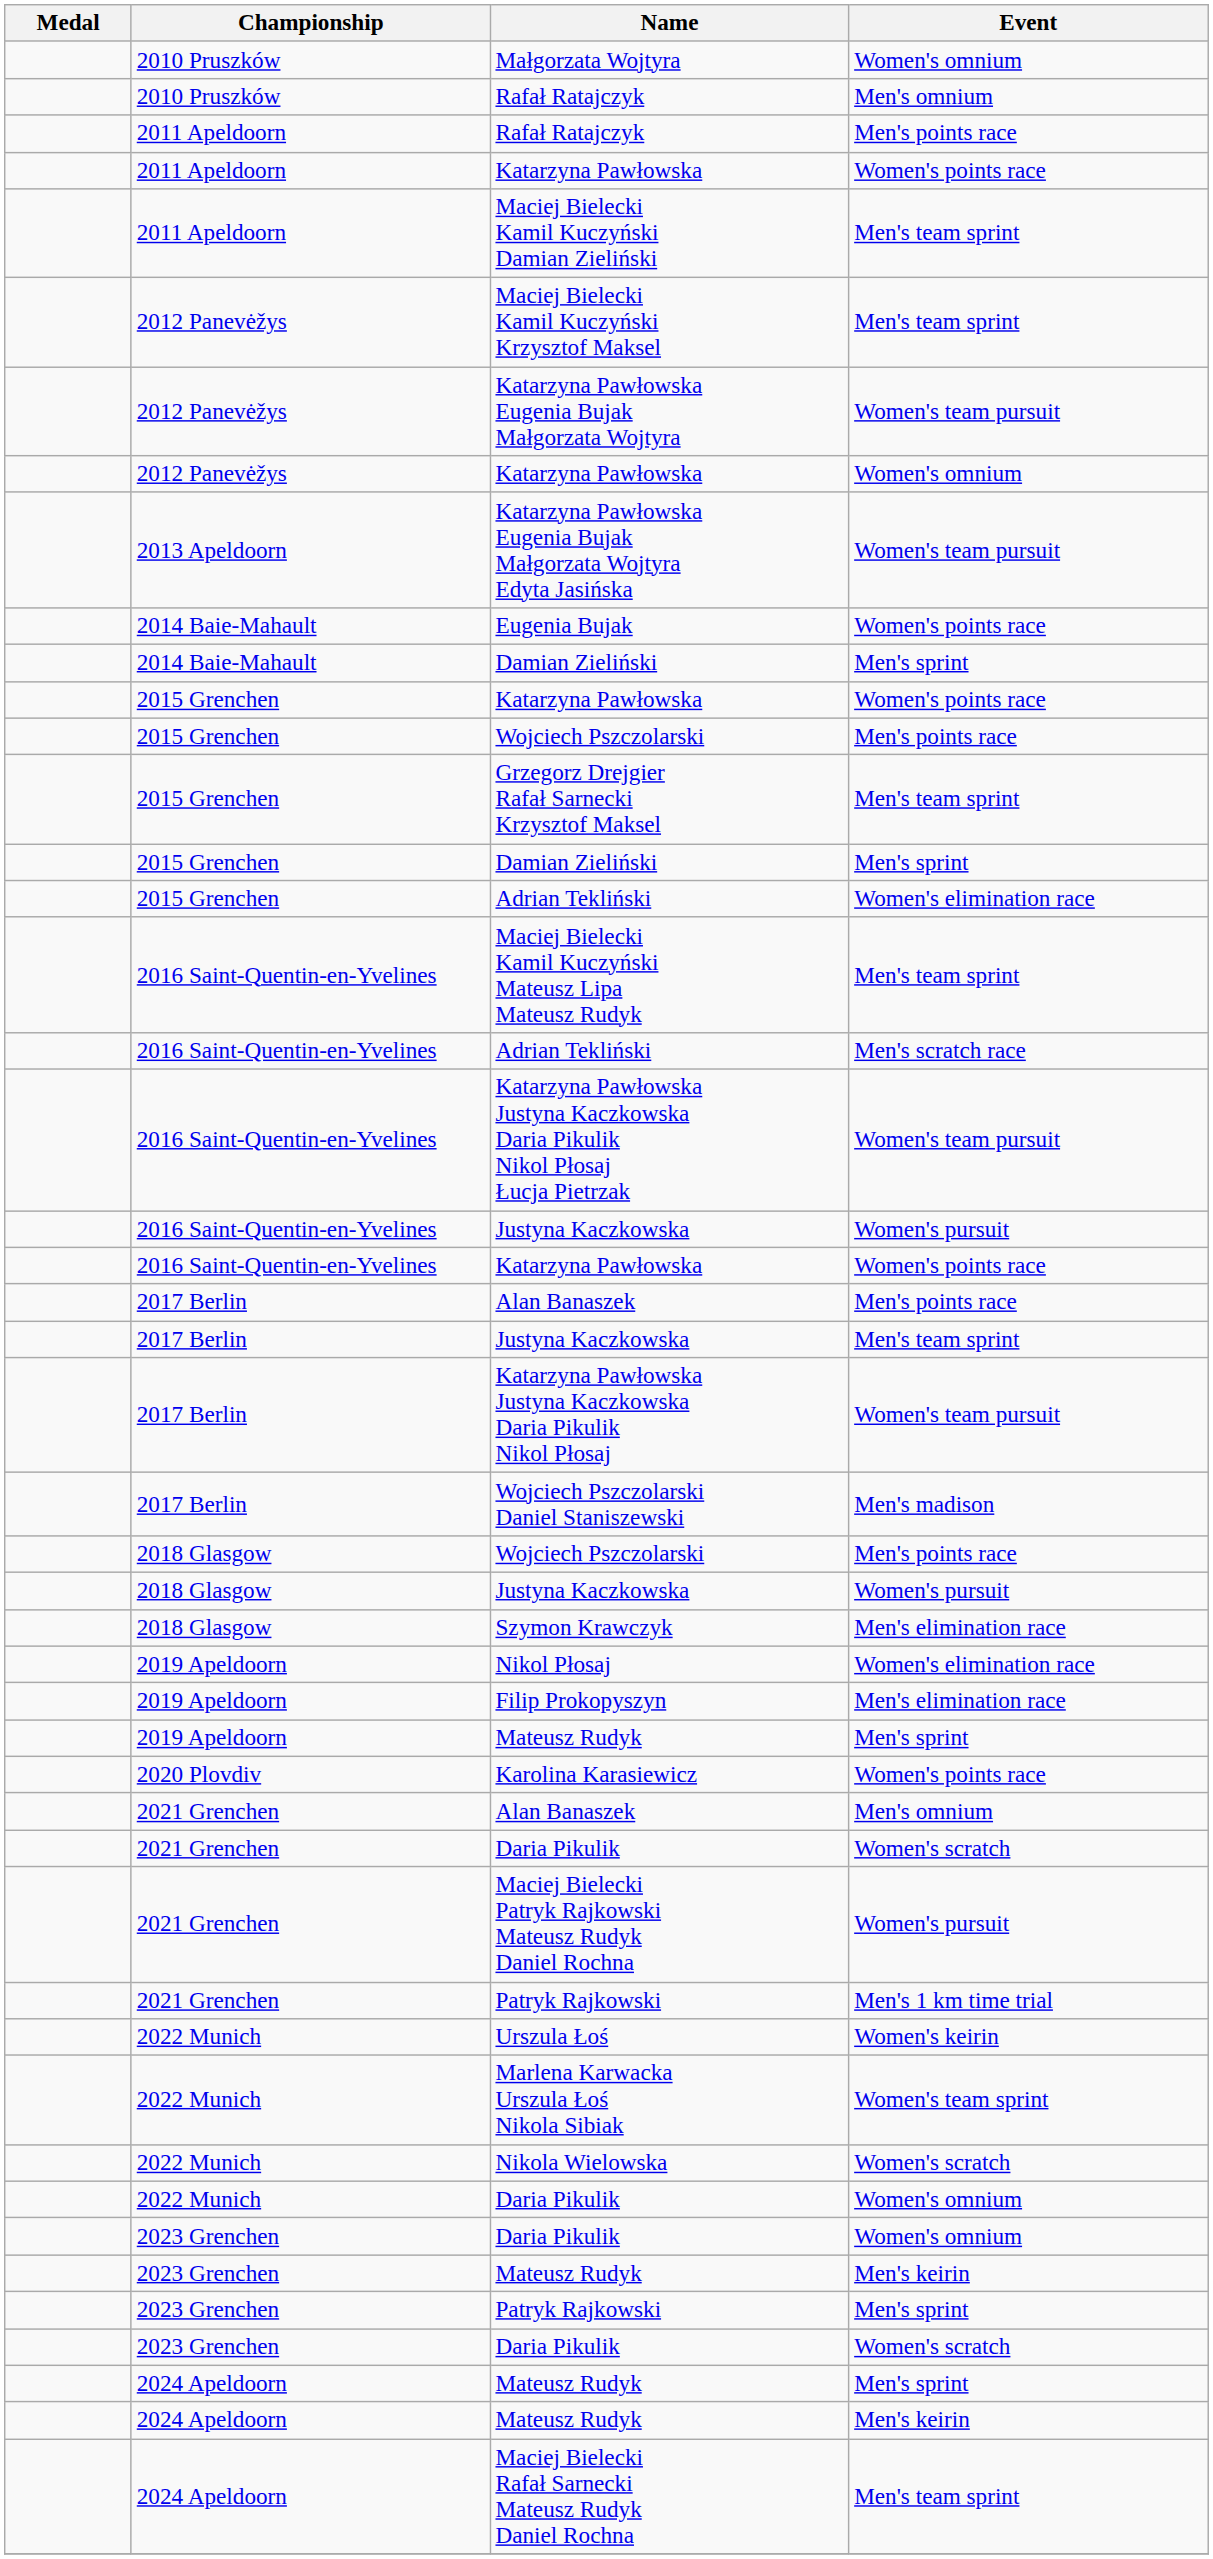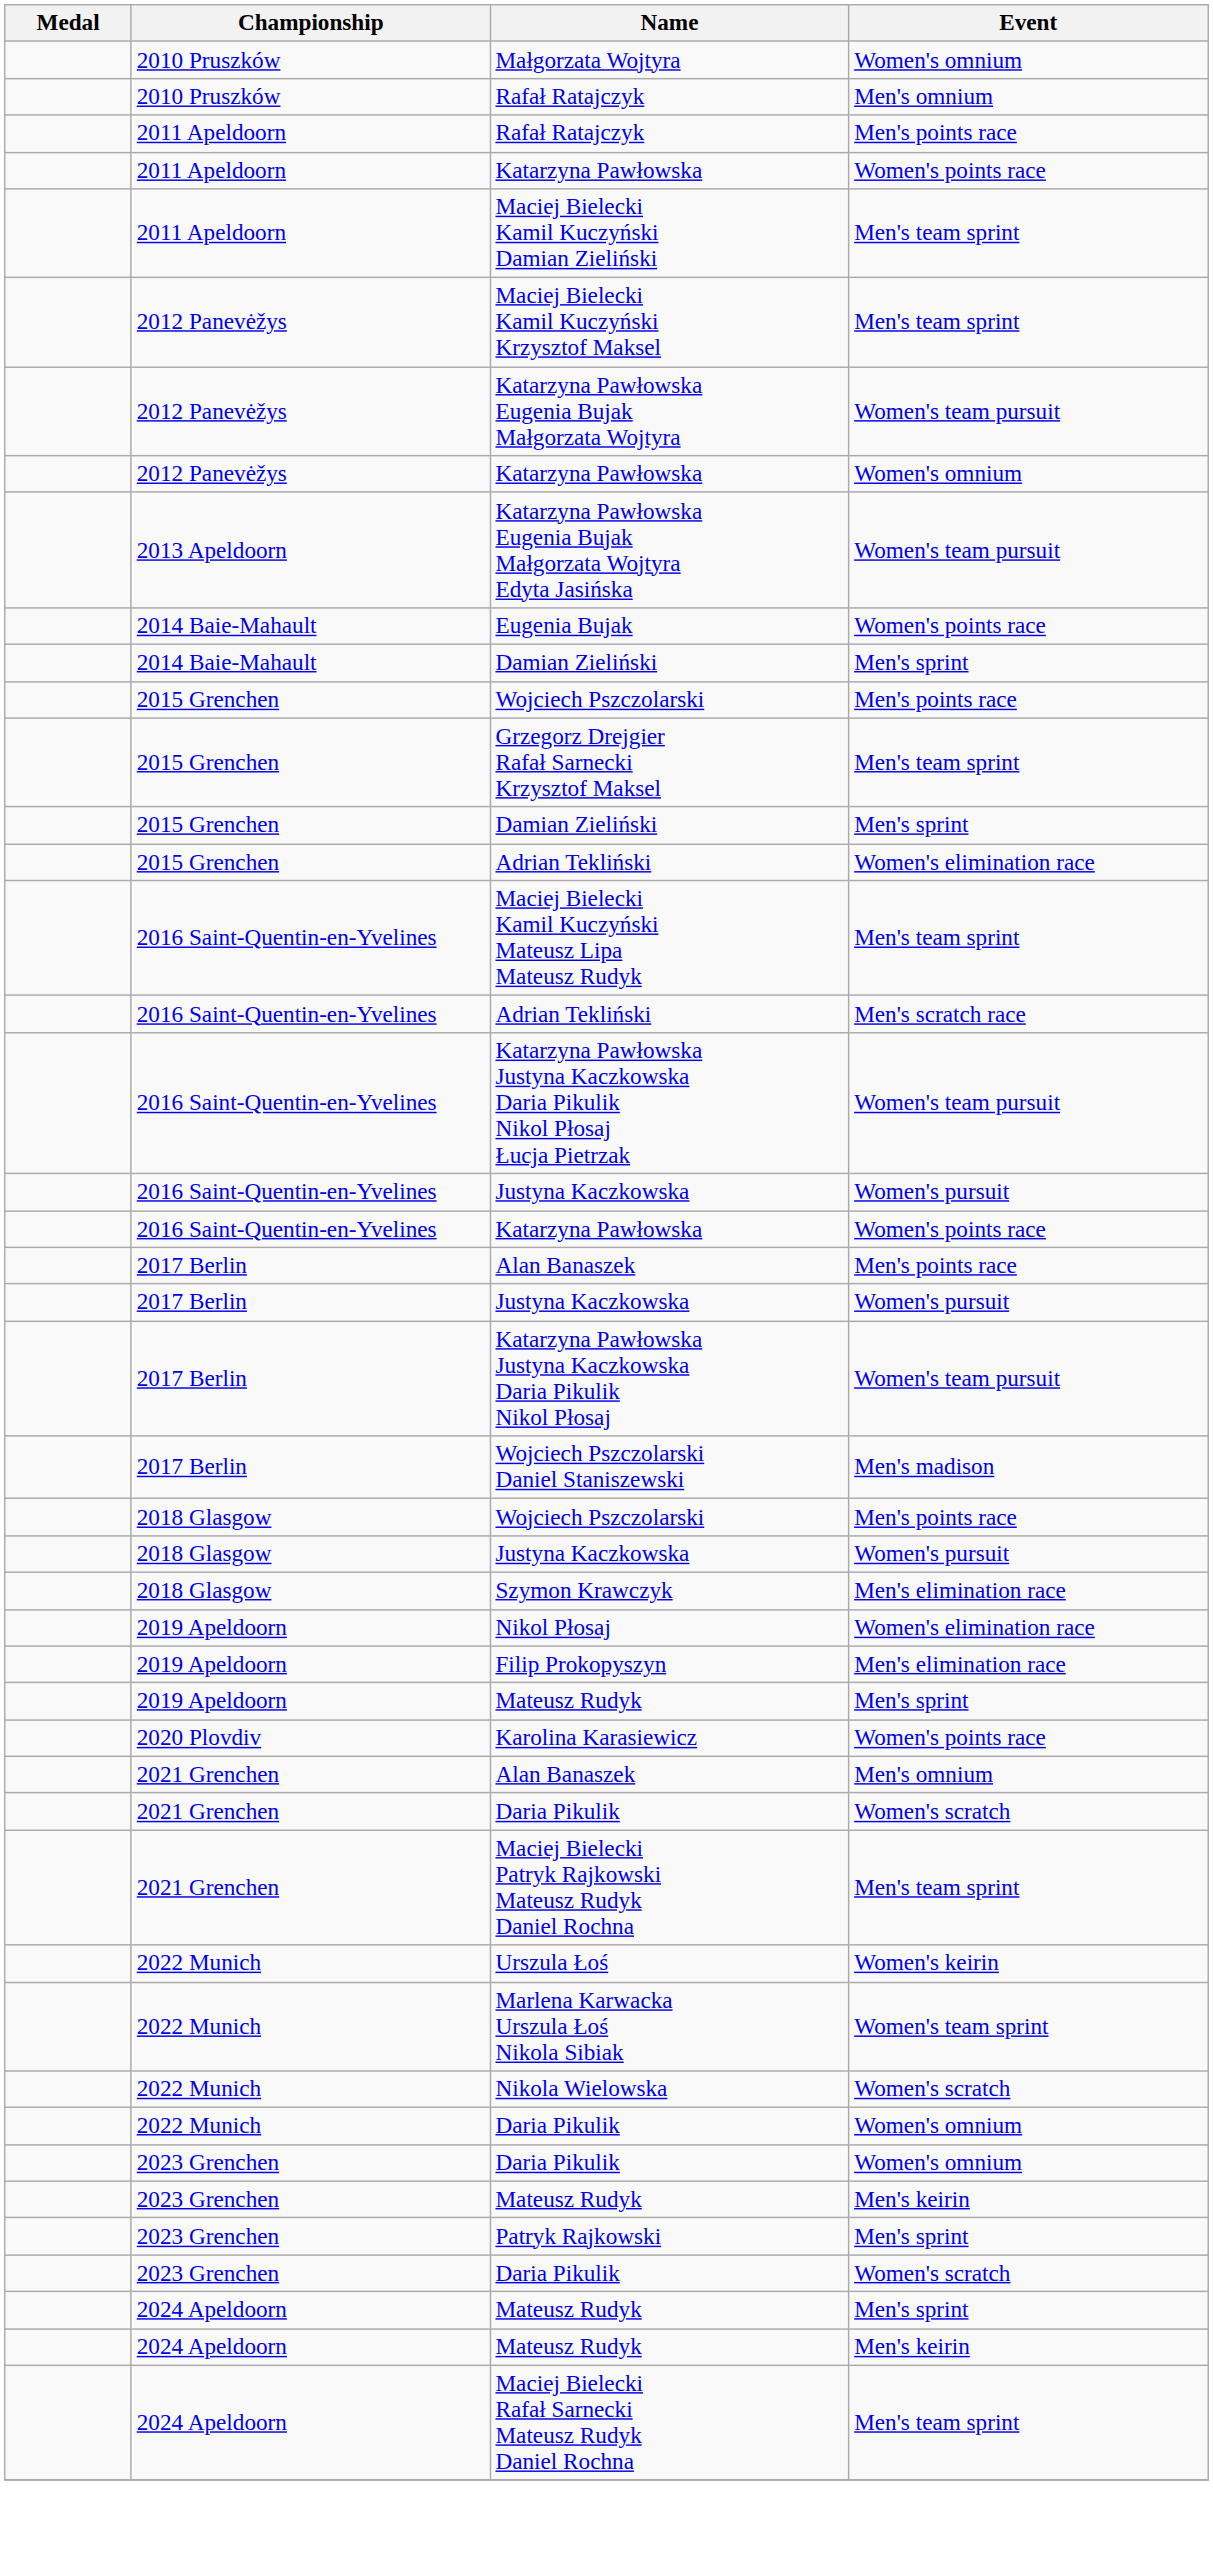- row: (208, 699)
(937, 1338) Men's team sprint -> (932, 1302) Women's pursuit
(932, 1924) Women's pursuit -> (937, 1887) Men's team sprint
- row: (208, 1999)
